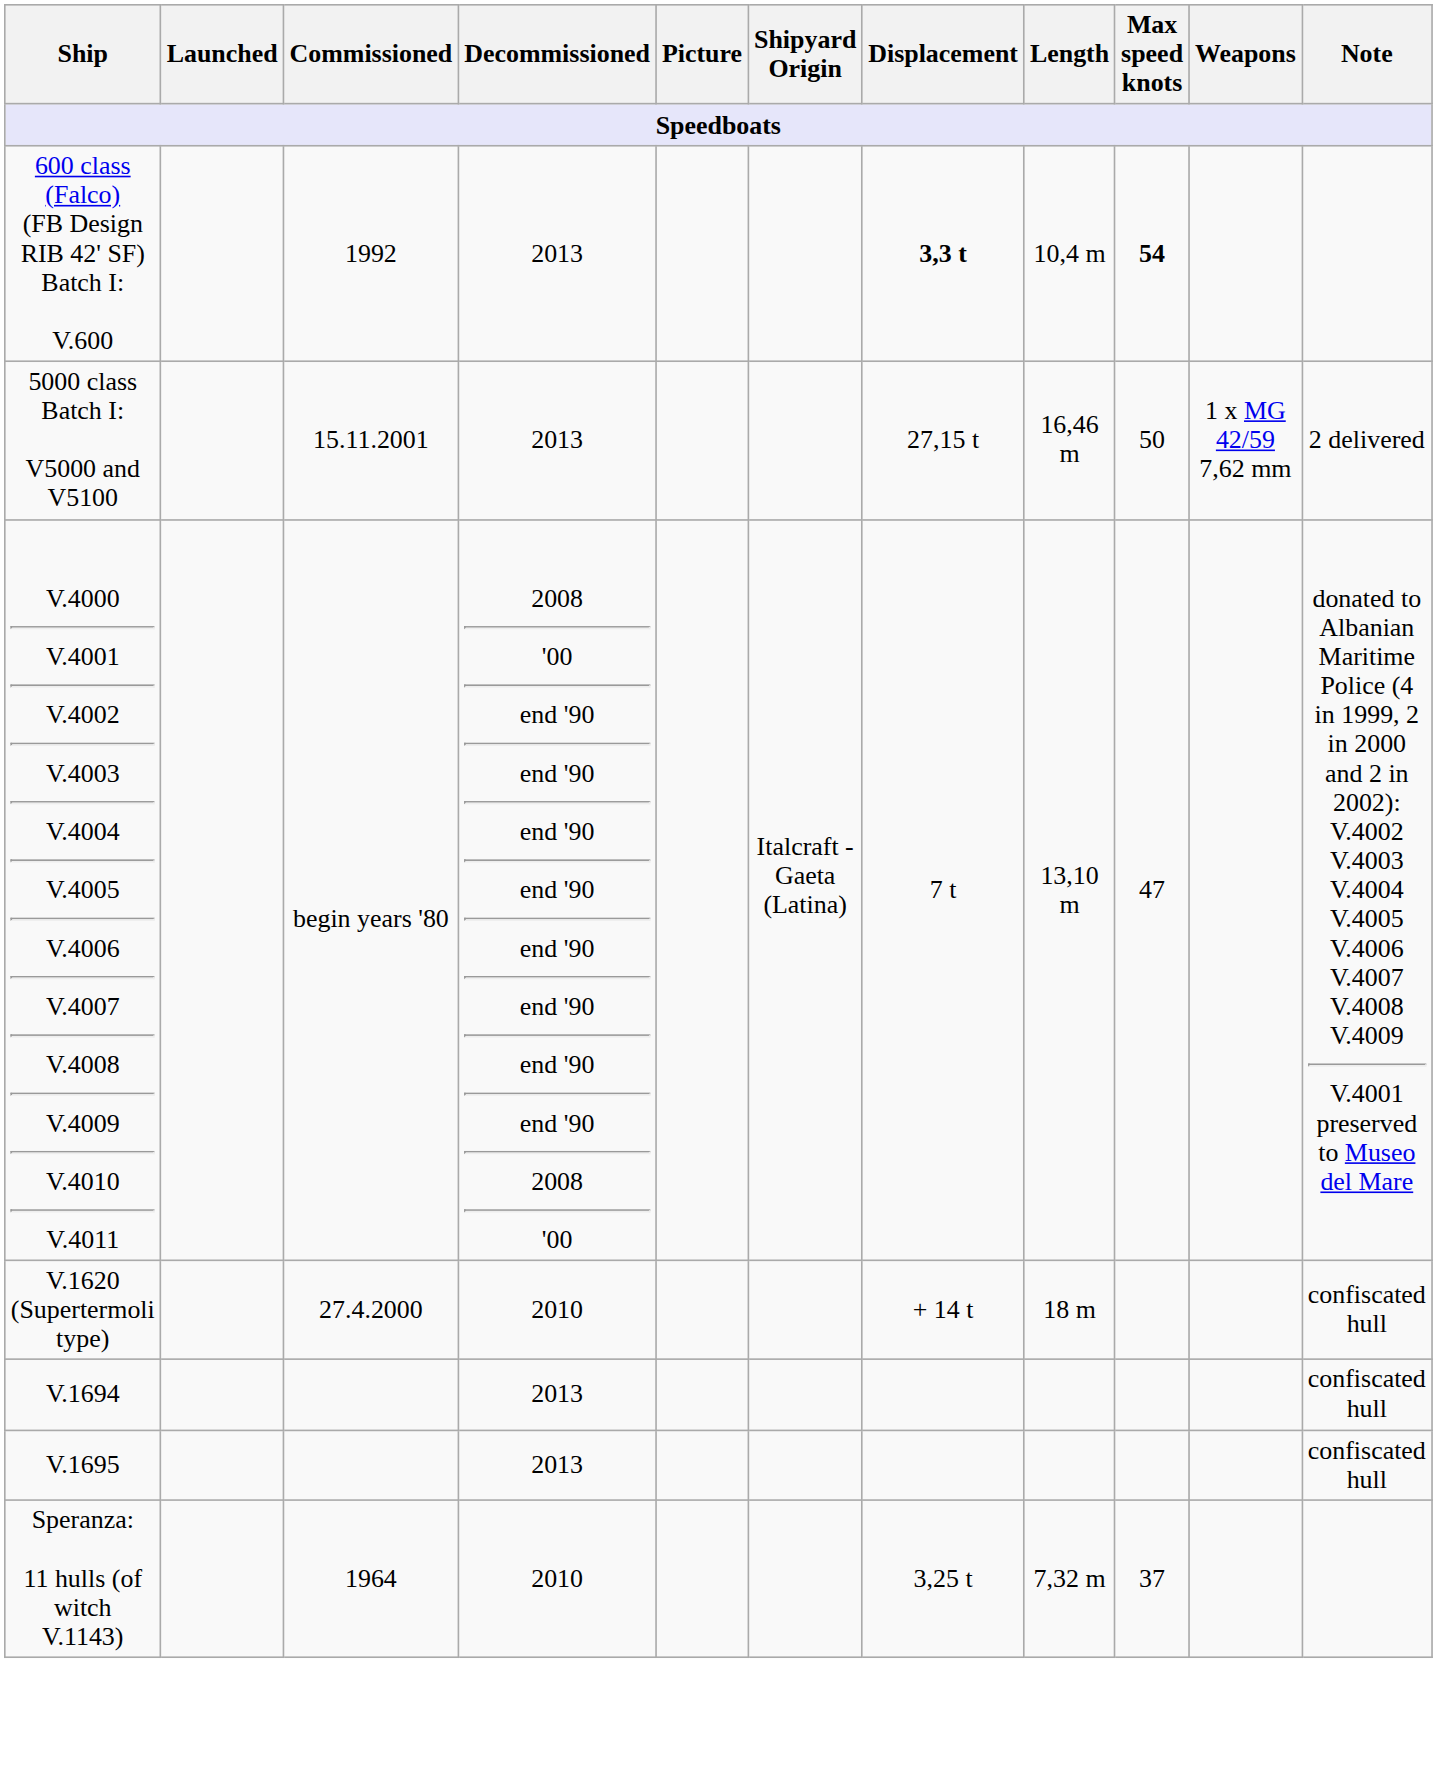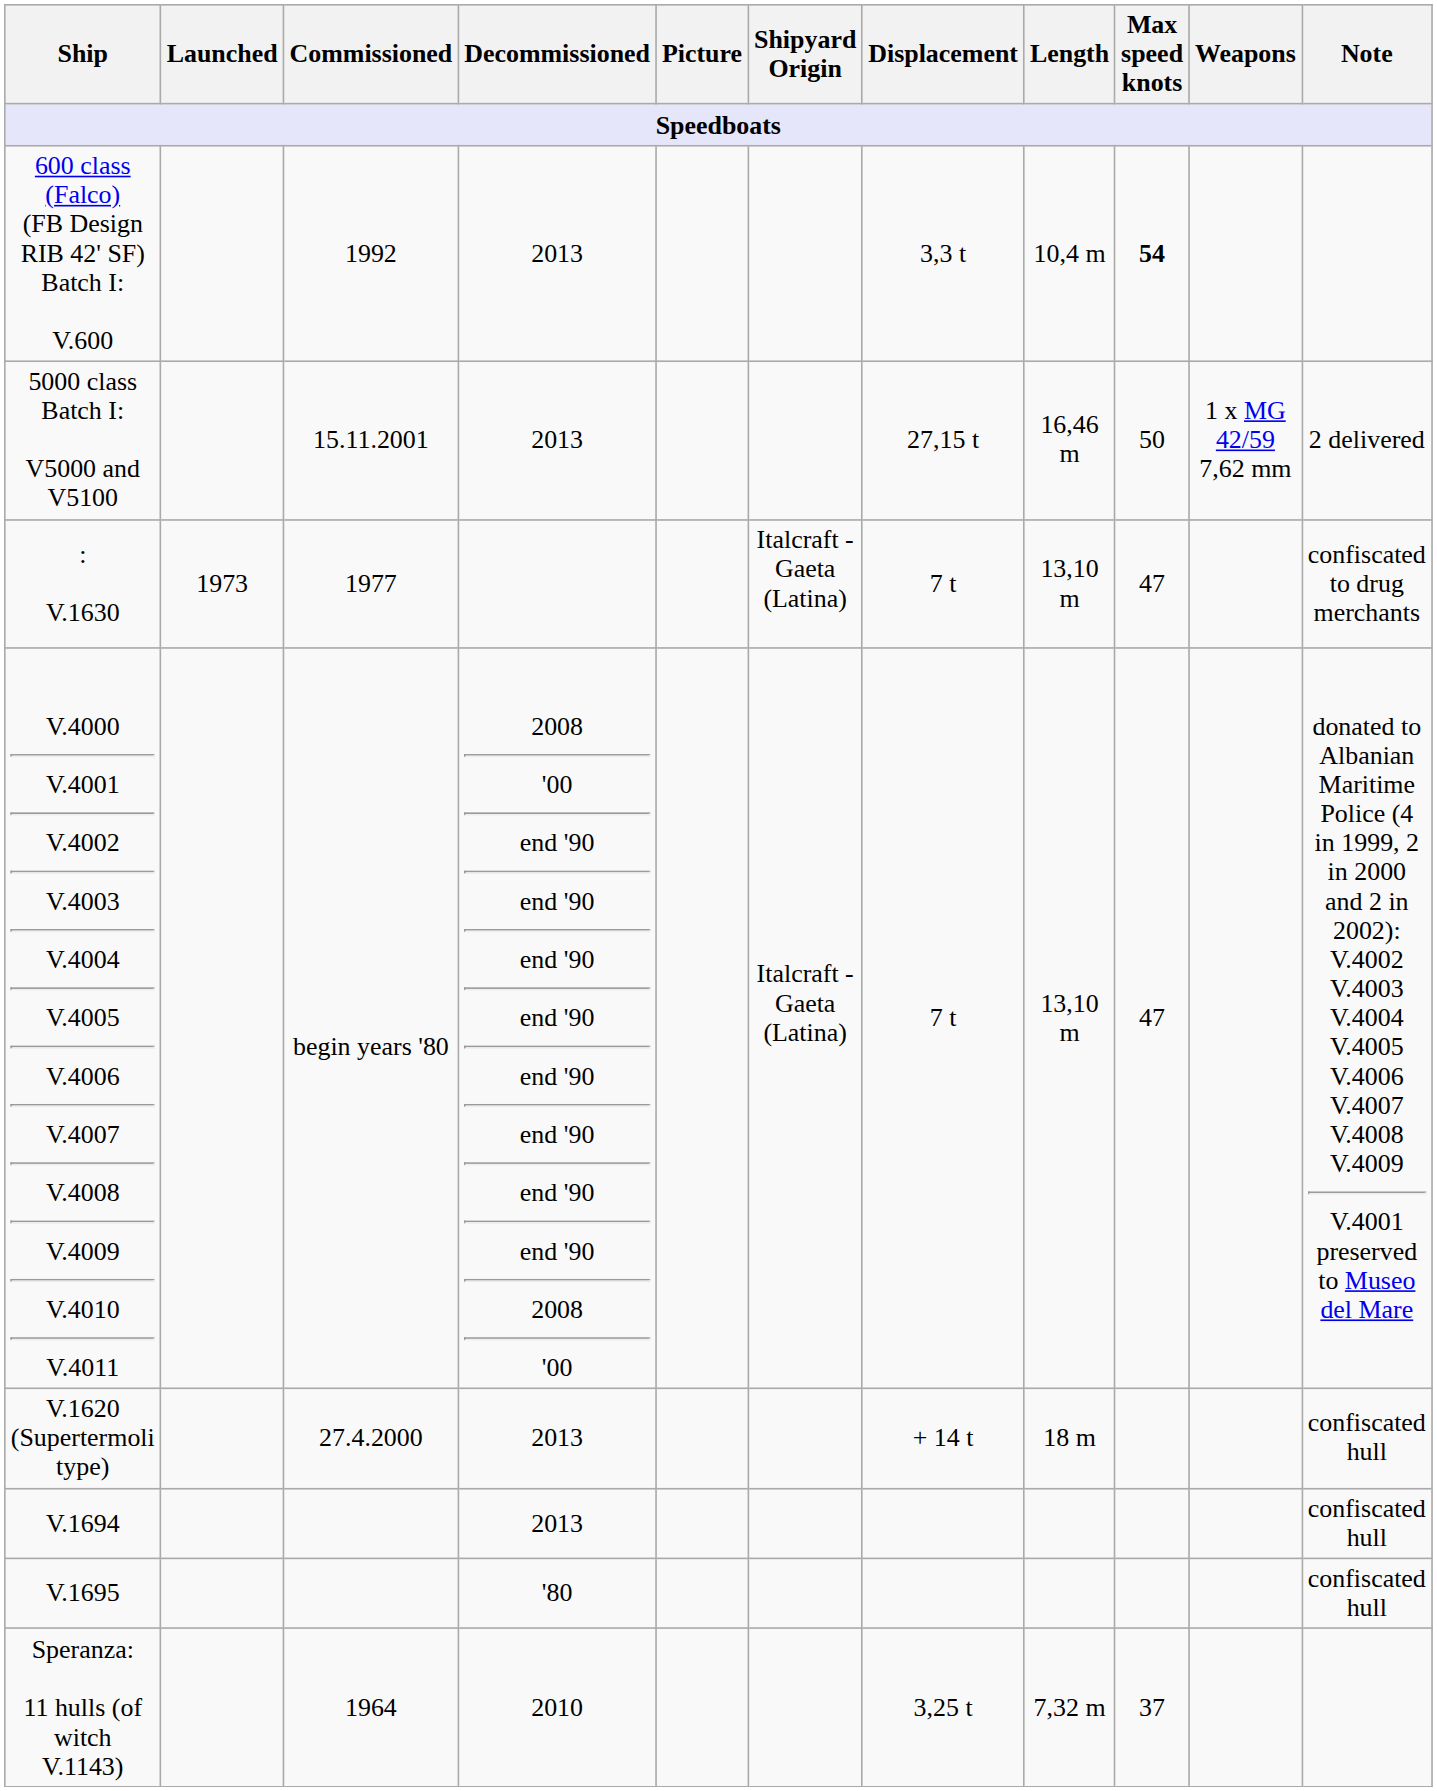(943, 253) bold -> (943, 253) normal
+ row: (83, 583)
(557, 1309) 2010 -> (557, 1438) 2013
(557, 1464) 2013 -> (557, 1593) '80
